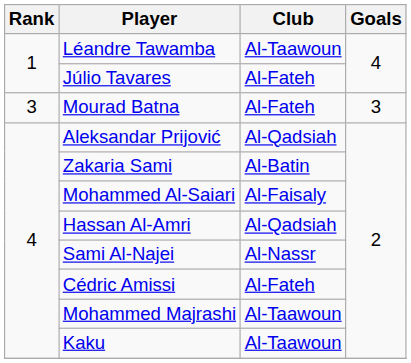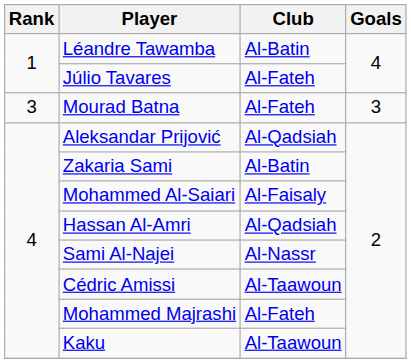(293, 48) Al-Taawoun -> (277, 48) Al-Batin
(280, 284) Al-Fateh -> (293, 284) Al-Taawoun
(293, 313) Al-Taawoun -> (280, 313) Al-Fateh
